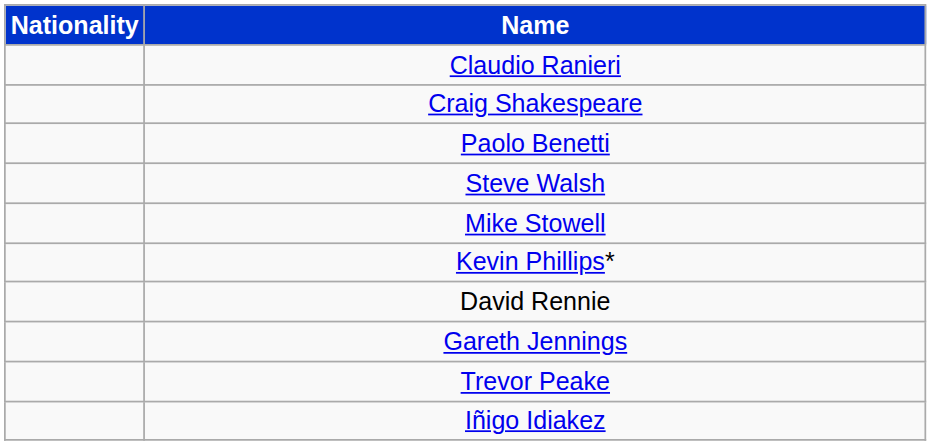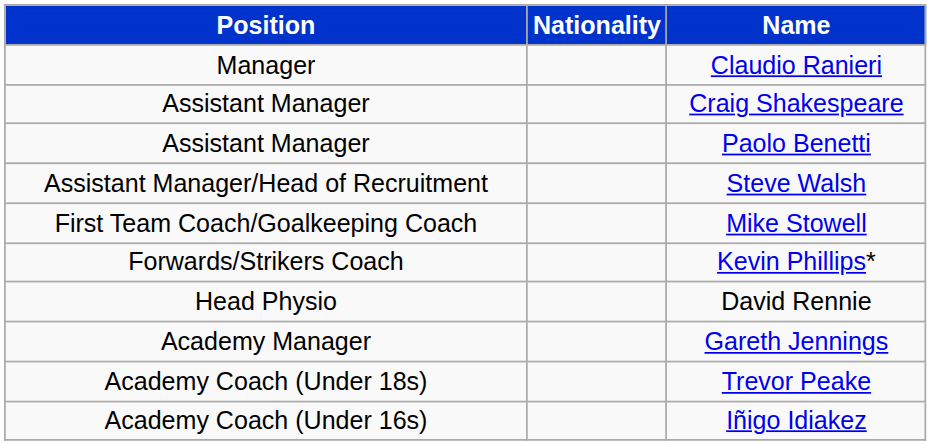+ column: (266, 25)
